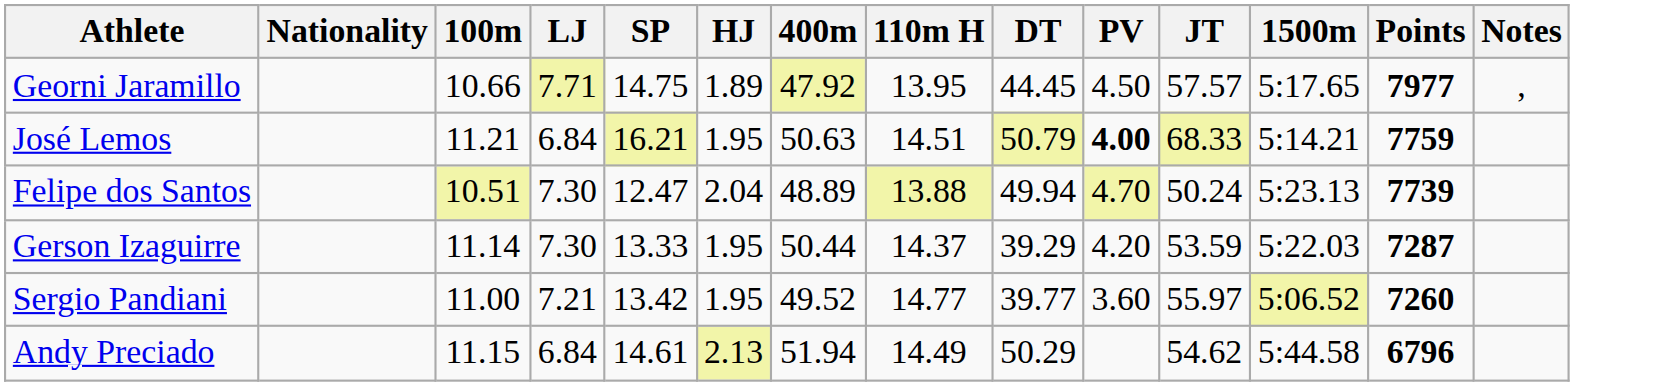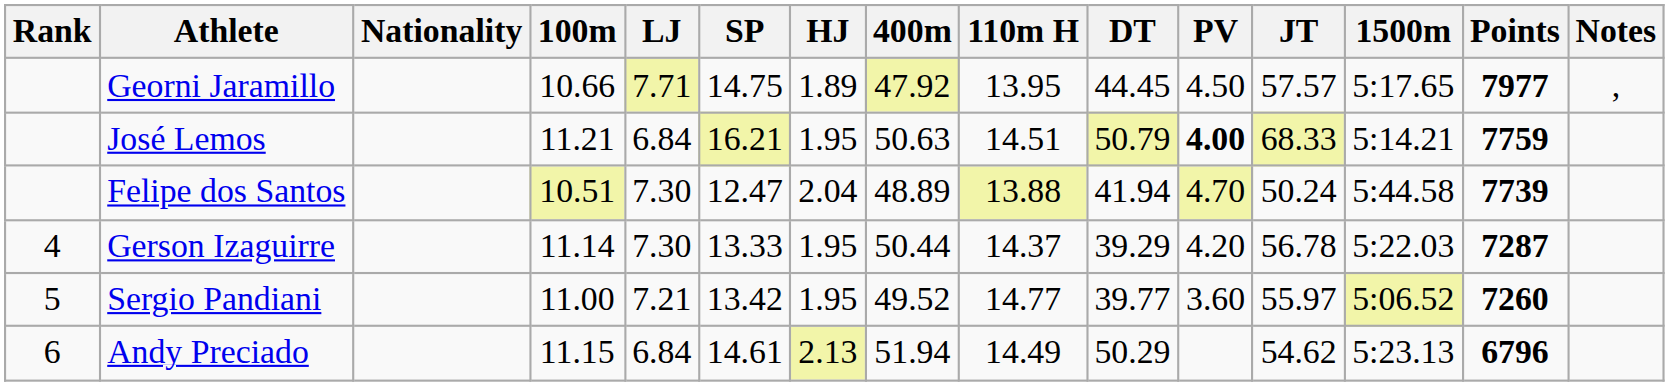+ column: (52, 31)
(1038, 191) 49.94 -> (1132, 191) 41.94
(1309, 191) 5:23.13 -> (1403, 191) 5:44.58
(1204, 245) 53.59 -> (1299, 245) 56.78
(1309, 352) 5:44.58 -> (1403, 352) 5:23.13
